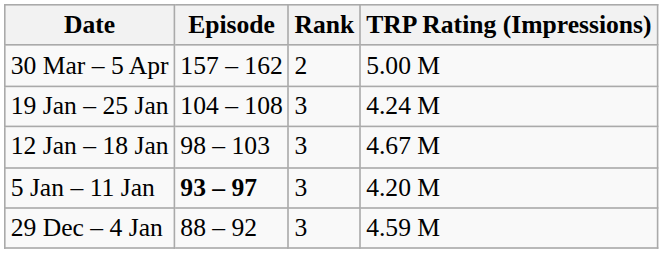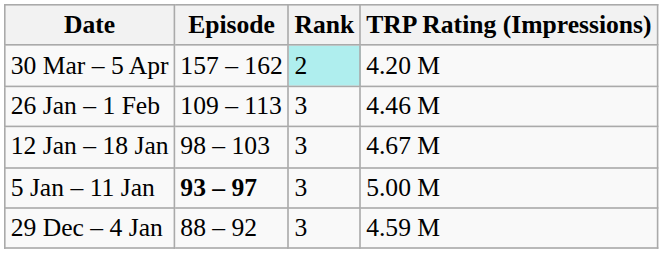(301, 65) no background -> (301, 65) paleturquoise background
(403, 65) 5.00 M -> (403, 65) 4.20 M
+ row: (85, 106)
- row: (90, 106)
(403, 187) 4.20 M -> (403, 187) 5.00 M
